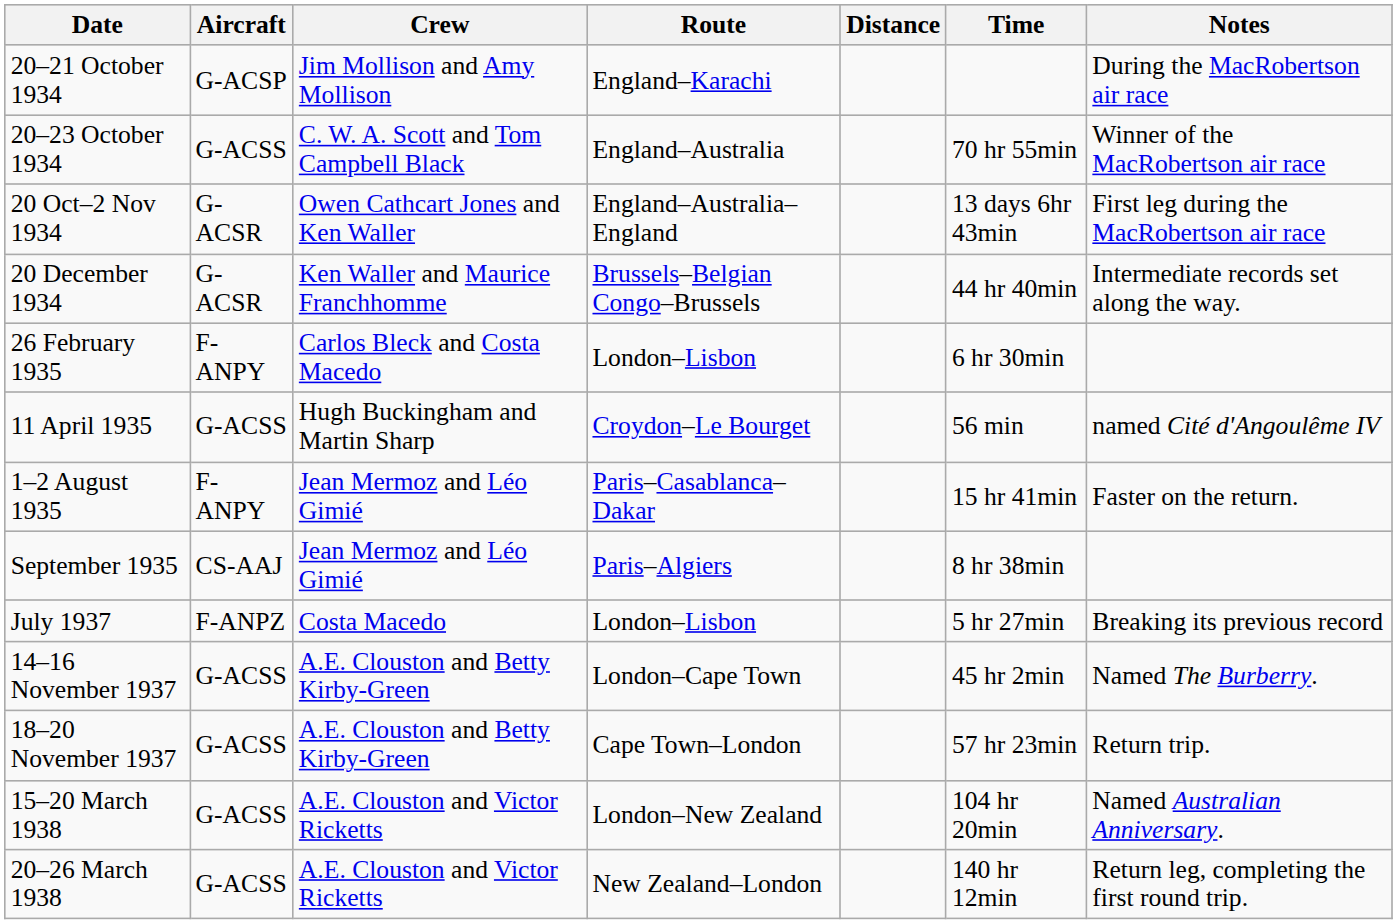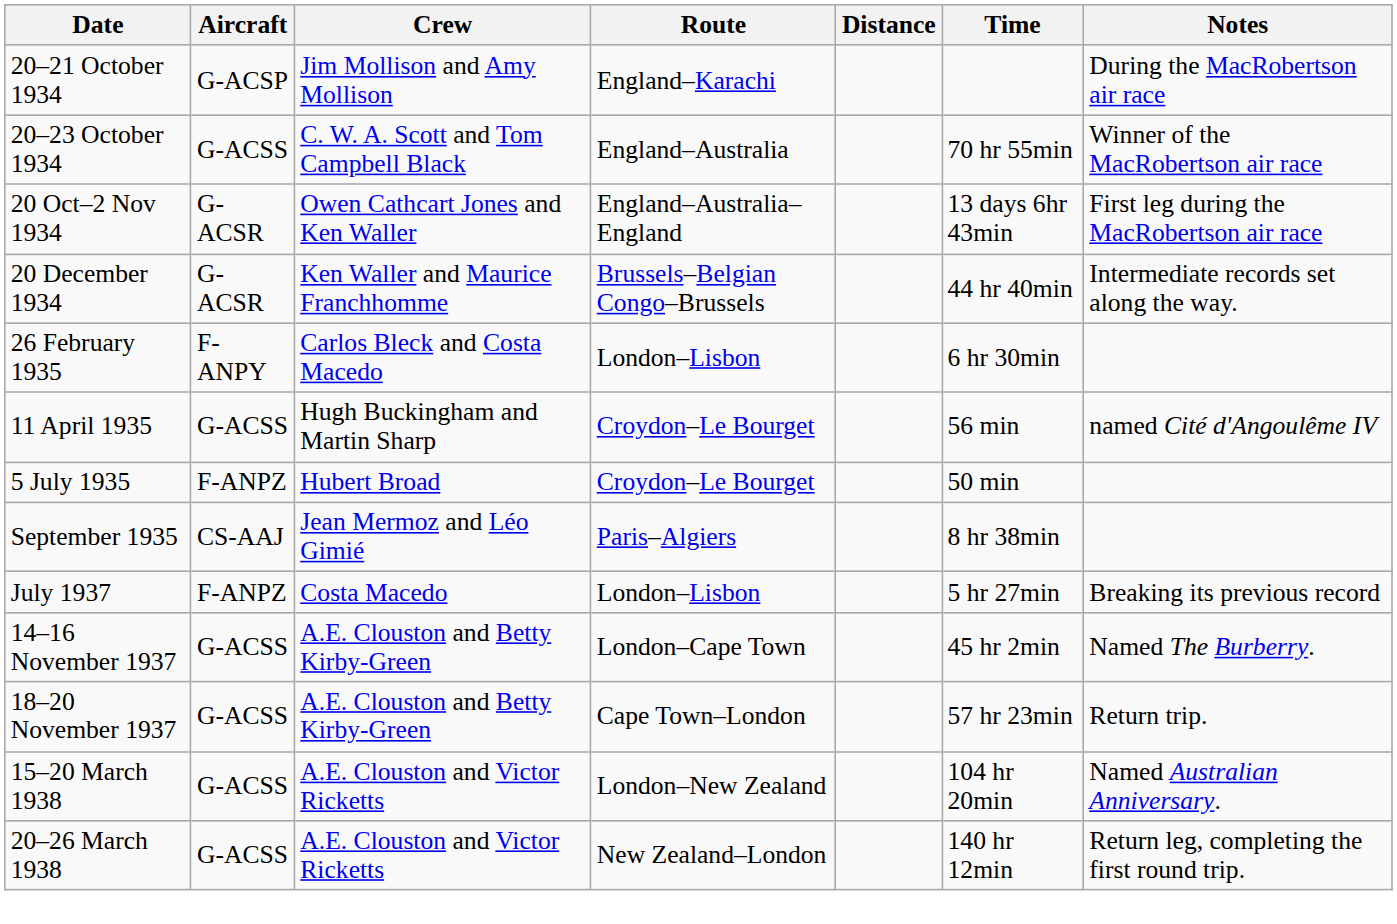+ row: (70, 481)
- row: (69, 496)
